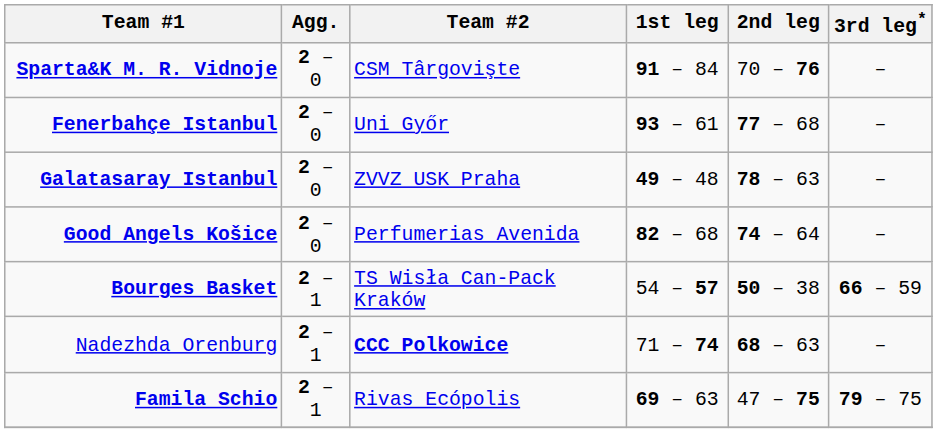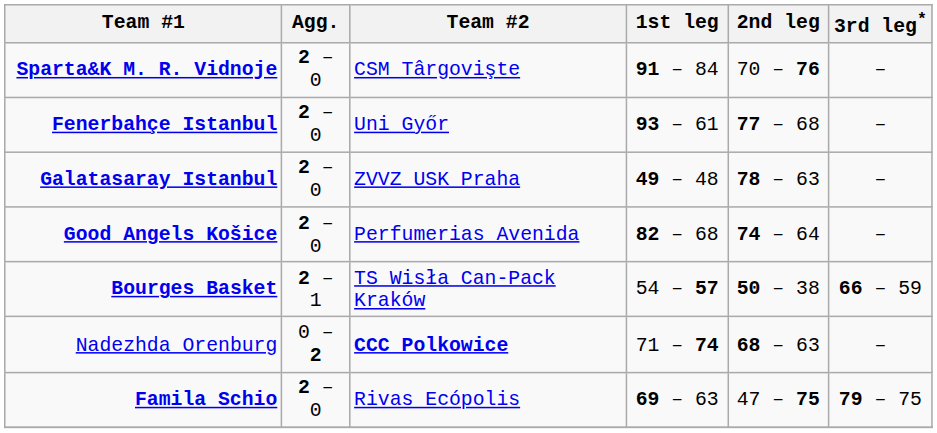(316, 345) 2 – 1 -> (316, 345) 0 – 2
(316, 400) 2 – 1 -> (316, 400) 2 – 0
